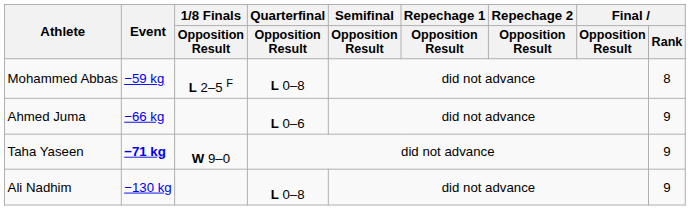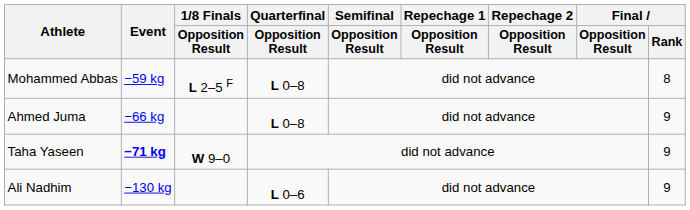(288, 124) L 0–6 -> (288, 124) L 0–8
(288, 195) L 0–8 -> (288, 195) L 0–6
